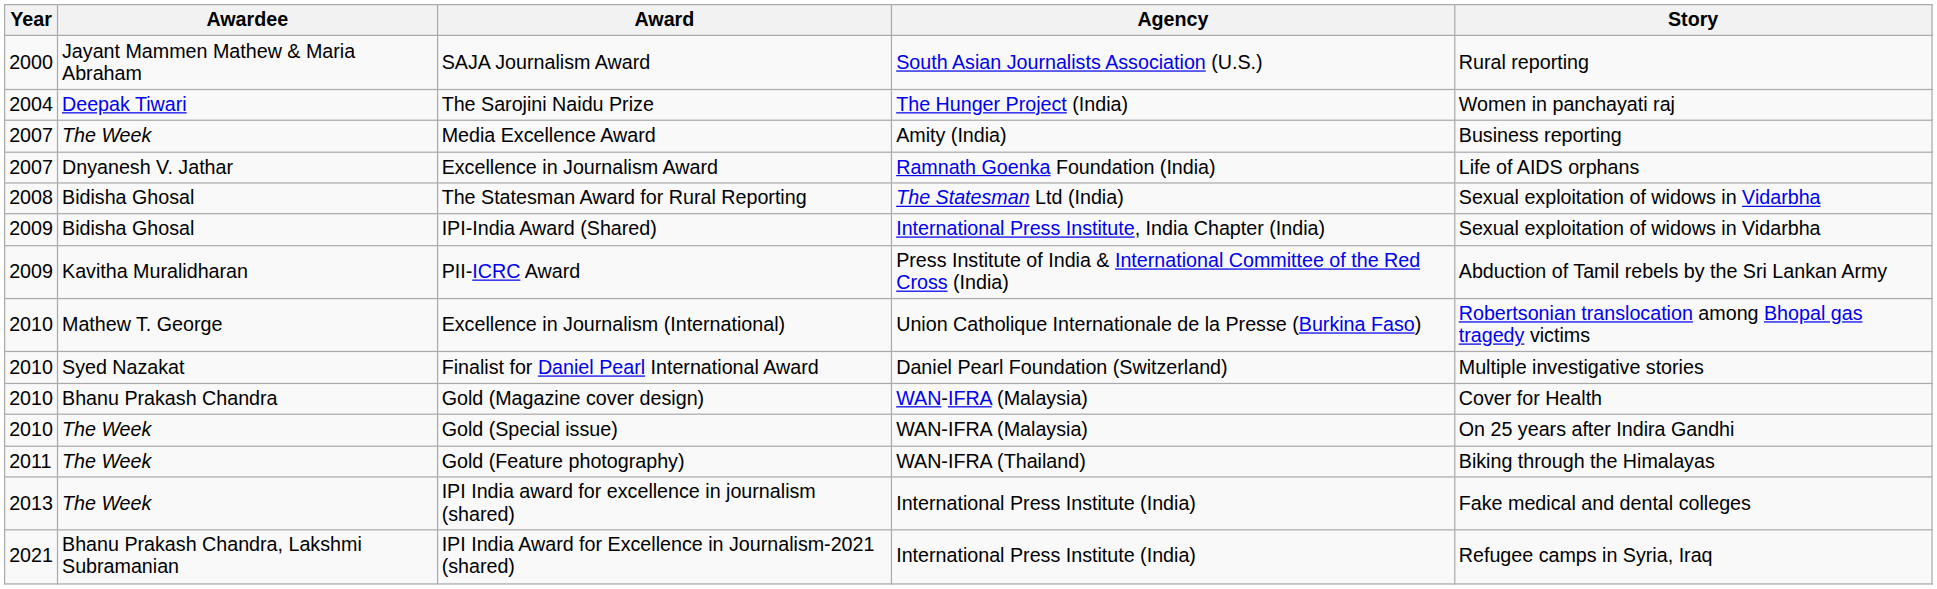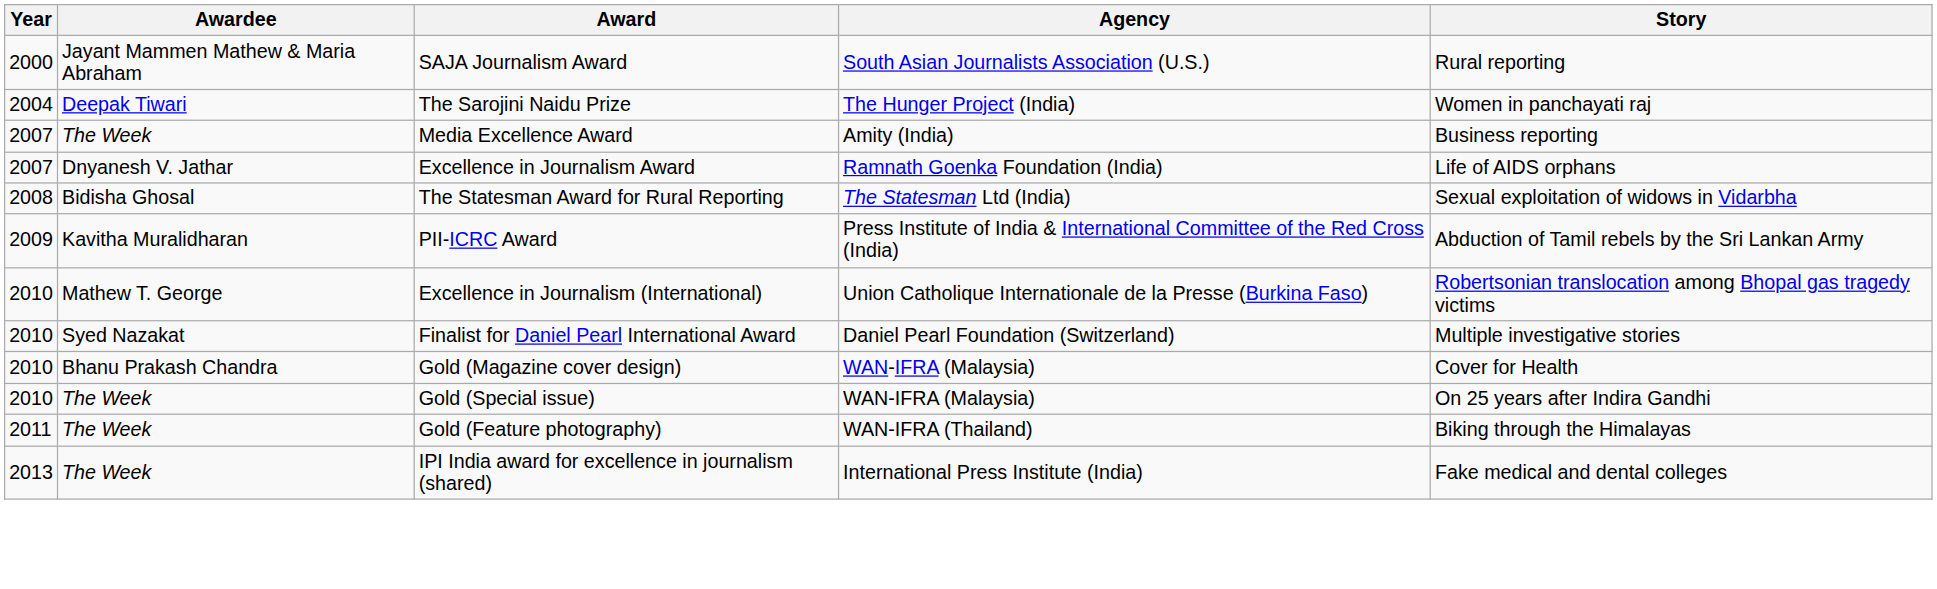- row: (549, 229)
- row: (658, 556)
